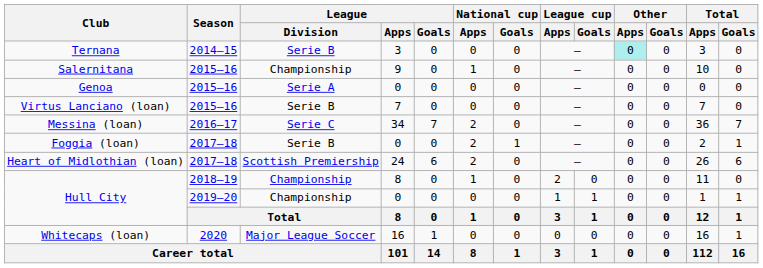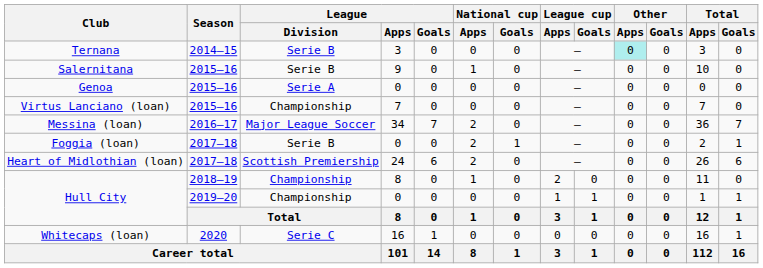(311, 69) Championship -> (311, 69) Serie B
(311, 106) Serie B -> (311, 106) Championship
(311, 124) Serie C -> (311, 124) Major League Soccer
(311, 235) Major League Soccer -> (311, 235) Serie C
